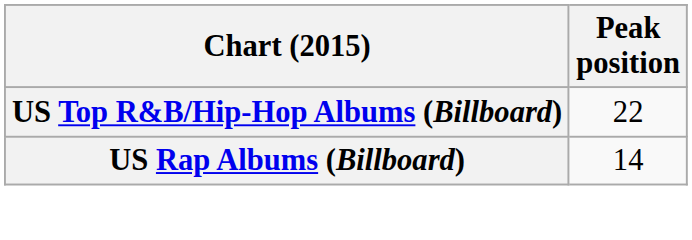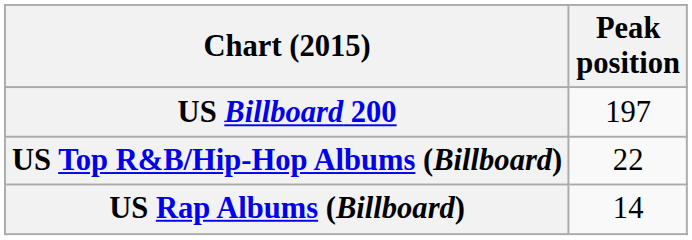+ row: (287, 111)
